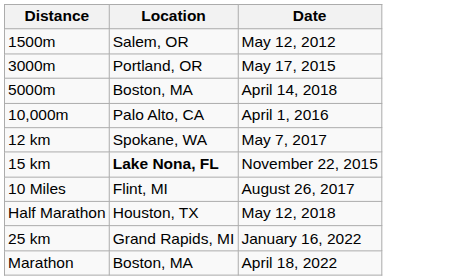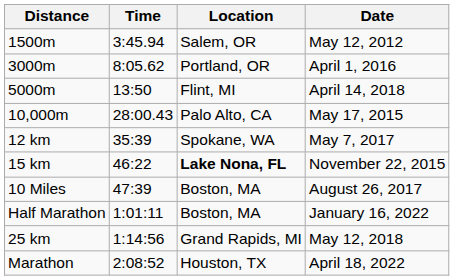+ column: (143, 16)
(289, 66) May 17, 2015 -> (353, 66) April 1, 2016
(153, 90) Boston, MA -> (208, 90) Flint, MI
(285, 115) April 1, 2016 -> (356, 115) May 17, 2015
(140, 189) Flint, MI -> (220, 189) Boston, MA
(156, 213) Houston, TX -> (220, 213) Boston, MA
(289, 213) May 12, 2018 -> (369, 213) January 16, 2022
(301, 238) January 16, 2022 -> (356, 238) May 12, 2018
(153, 262) Boston, MA -> (223, 262) Houston, TX
